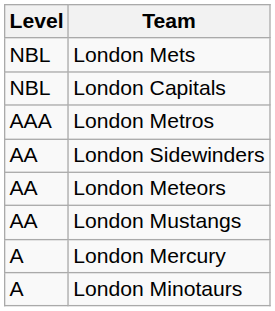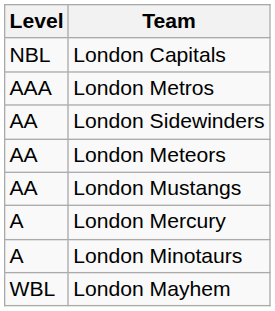- row: (134, 54)
+ row: (152, 289)
